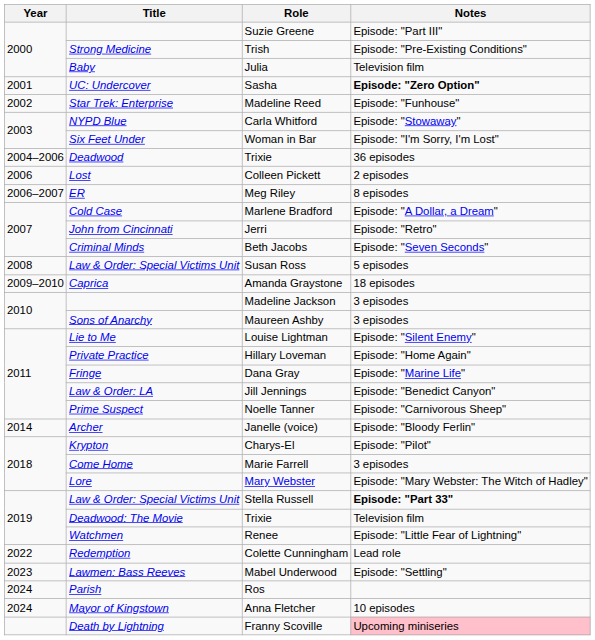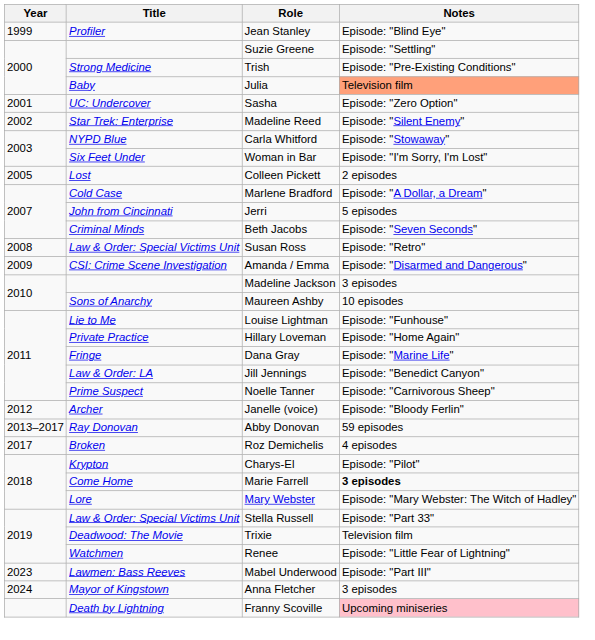+ row: (87, 31)
(398, 31) Episode: "Part III" -> (389, 49) Episode: "Settling"
(389, 67) no background -> (377, 85) lightsalmon background
(417, 85) bold -> (400, 103) normal
(406, 103) Episode: "Funhouse" -> (403, 121) Episode: "Silent Enemy"
- row: (96, 157)
(20, 175) 2006 -> (20, 175) 2005
- row: (77, 193)
(395, 229) Episode: "Retro" -> (369, 211) 5 episodes
(381, 265) 5 episodes -> (384, 247) Episode: "Retro"
+ row: (148, 265)
- row: (89, 283)
(381, 319) 3 episodes -> (373, 301) 10 episodes
(415, 337) Episode: "Silent Enemy" -> (395, 319) Episode: "Funhouse"
(20, 427) 2014 -> (20, 409) 2012
+ row: (103, 427)
+ row: (87, 445)
(381, 463) normal -> (371, 481) bold
(403, 499) bold -> (388, 517) normal
- row: (100, 553)
(400, 572) Episode: "Settling" -> (386, 572) Episode: "Part III"
- row: (85, 590)
(384, 608) 10 episodes -> (369, 590) 3 episodes
